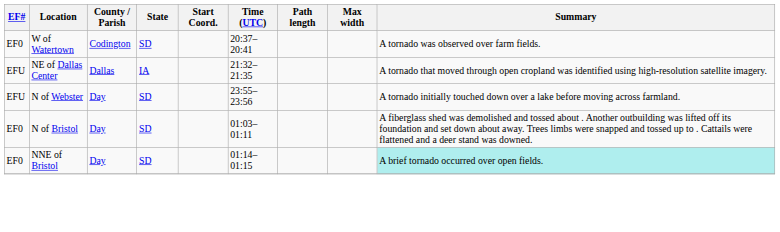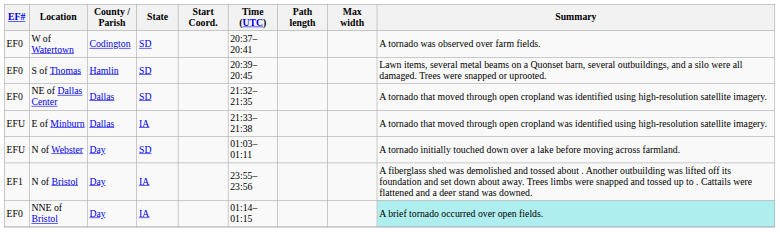+ row: (56, 70)
(16, 70) EFU -> (15, 97) EF0
(144, 70) IA -> (145, 97) SD
+ row: (58, 123)
(244, 97) 23:55–23:56 -> (244, 150) 01:03–01:11
(15, 129) EF0 -> (15, 181) EF1
(145, 129) SD -> (144, 181) IA
(244, 129) 01:03–01:11 -> (244, 181) 23:55–23:56
(145, 161) SD -> (144, 213) IA
